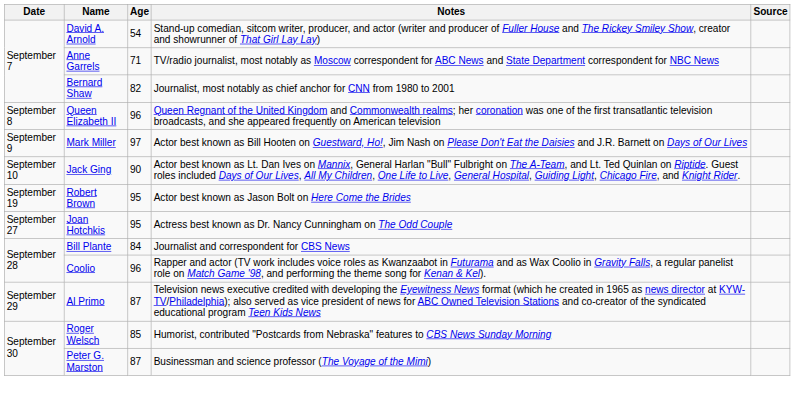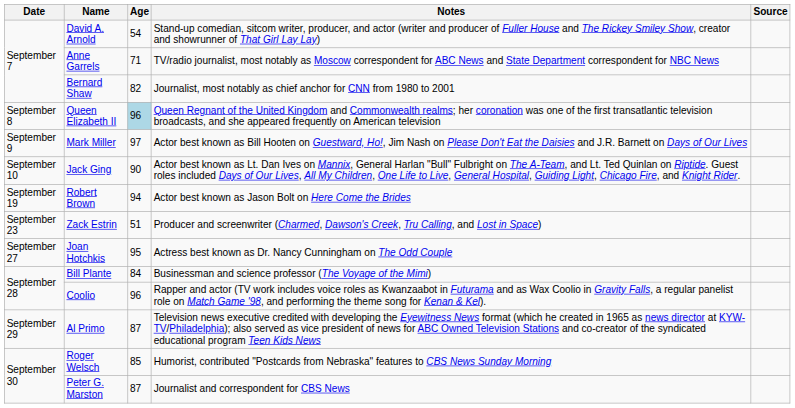(136, 116) no background -> (136, 116) lightblue background
(136, 198) 95 -> (136, 198) 94
+ row: (92, 225)
(252, 247) Journalist and correspondent for CBS News -> (292, 274) Businessman and science professor (The Voyage of the Mimi)
(292, 362) Businessman and science professor (The Voyage of the Mimi) -> (252, 389) Journalist and correspondent for CBS News
